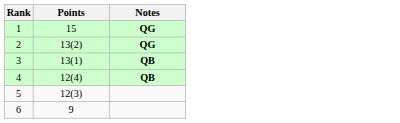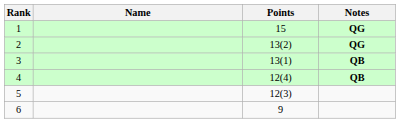+ column: (138, 12)
